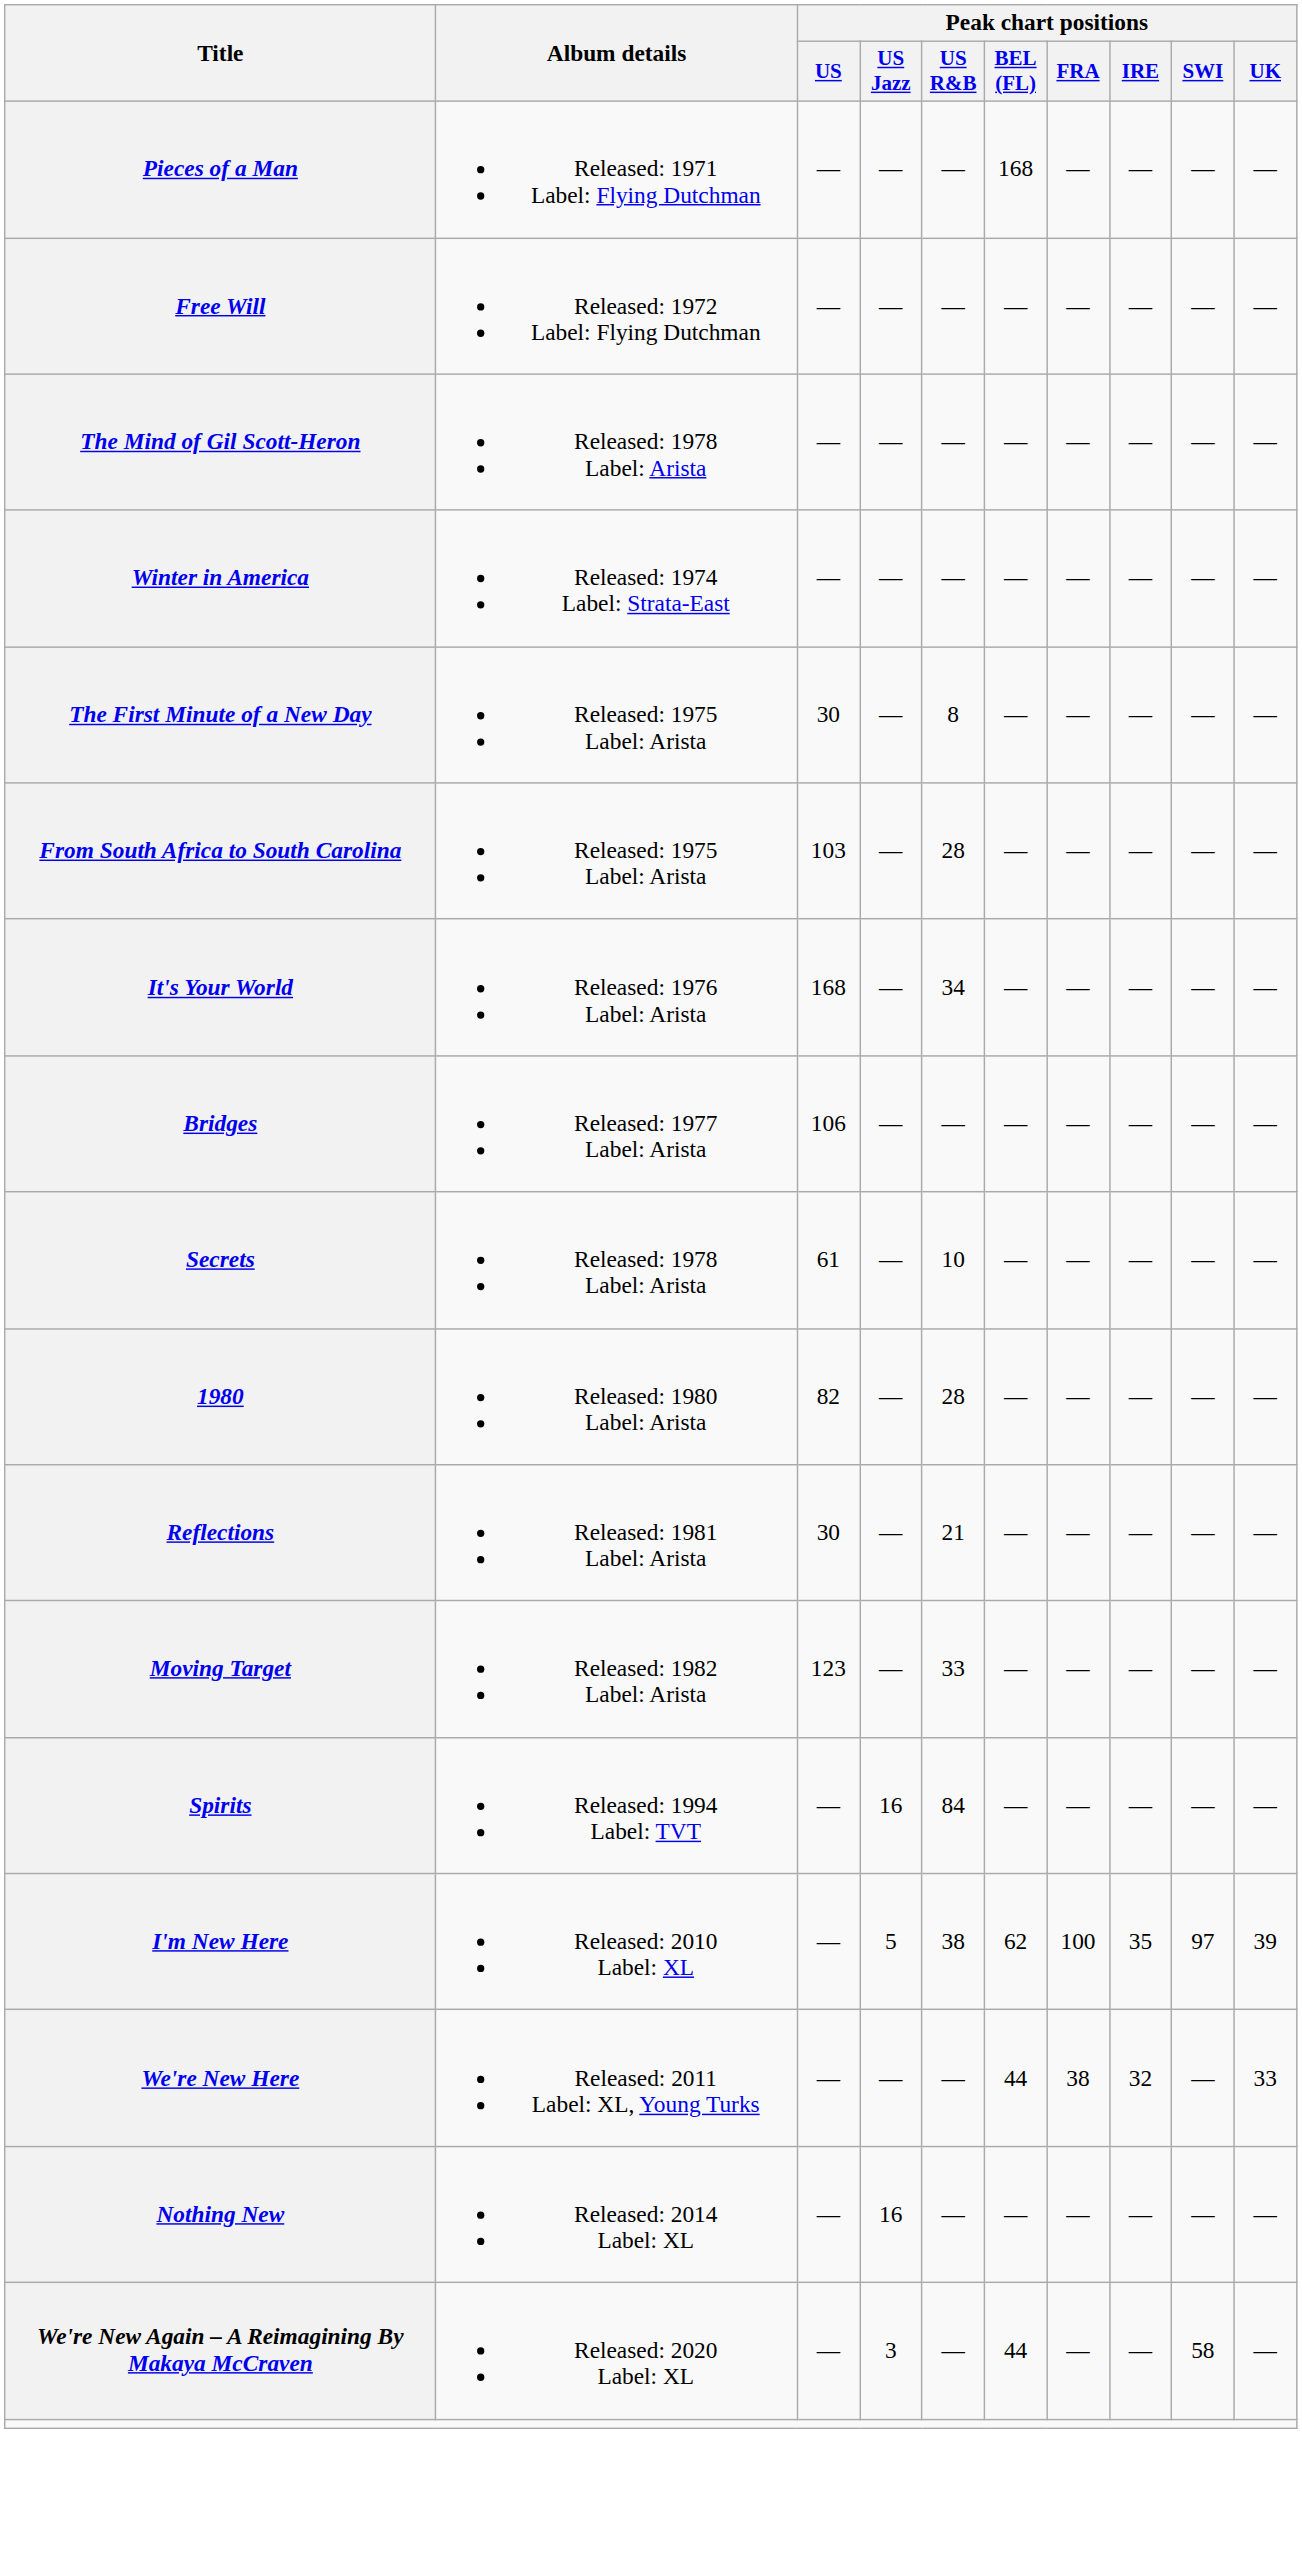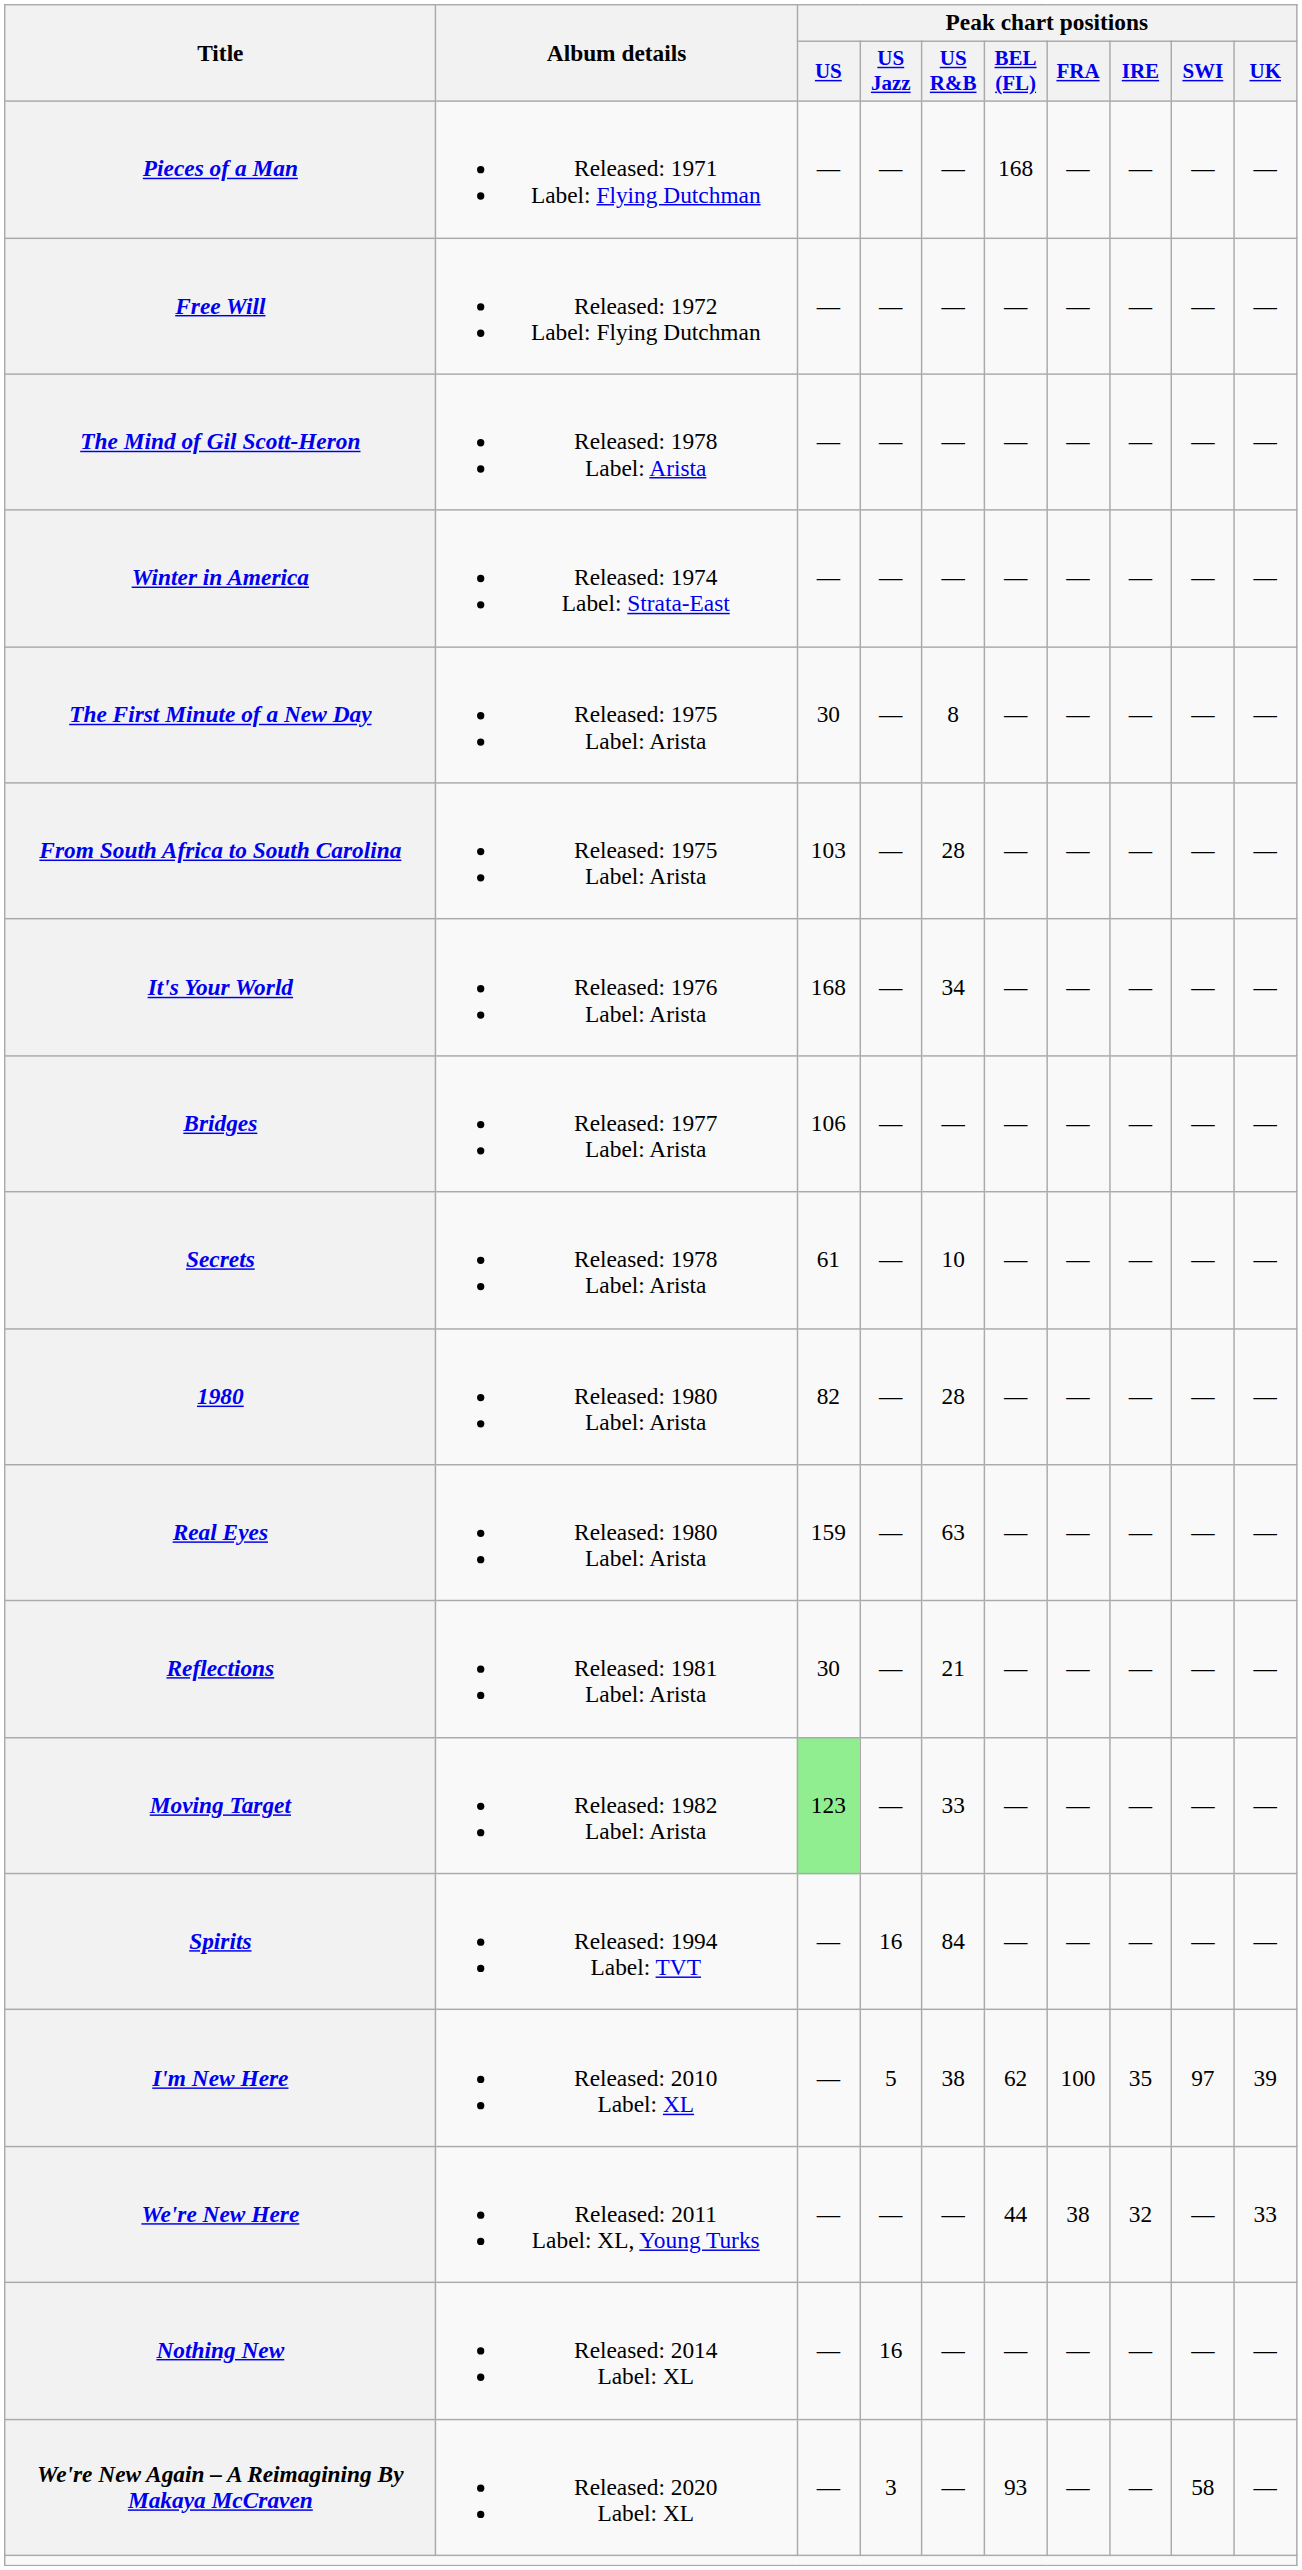+ row: (220, 1532)
(828, 1668) no background -> (828, 1805) lightgreen background
(1016, 2350) 44 -> (1016, 2486) 93
